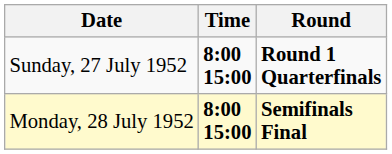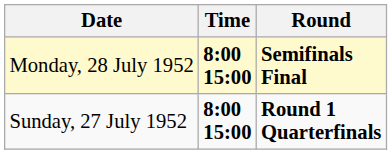rows swapped: (98, 65) <-> (102, 121)
